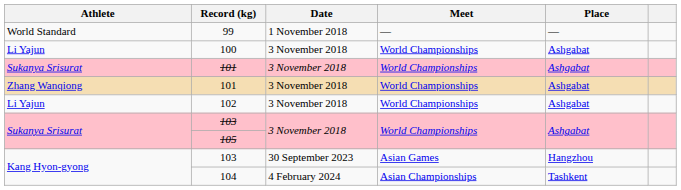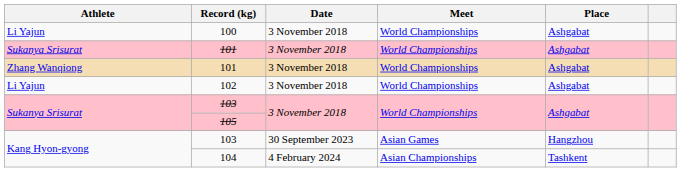- row: (41, 31)
